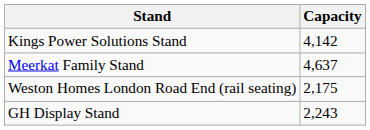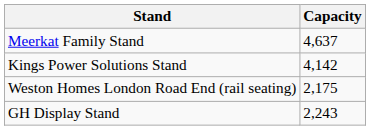rows swapped: (76, 64) <-> (97, 40)
